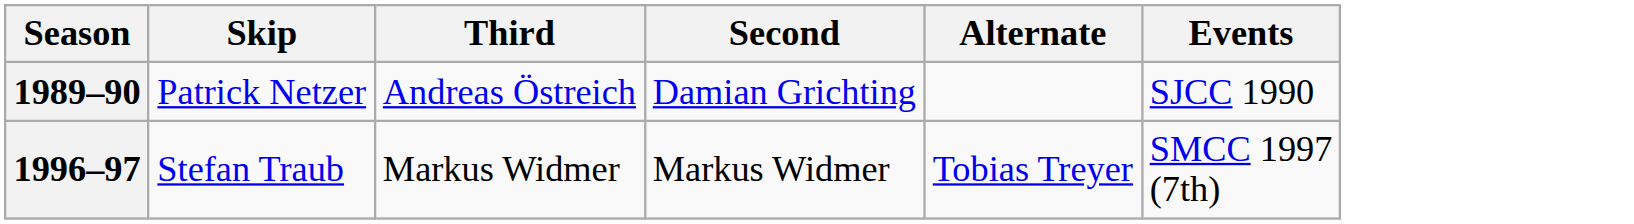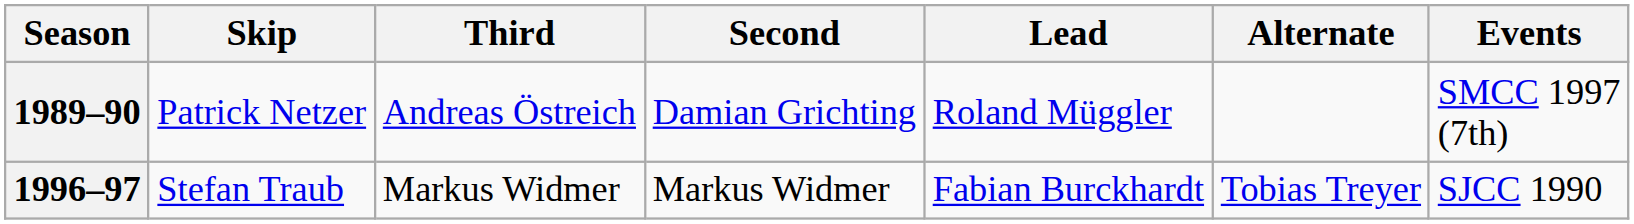+ column: (1068, 33)
(1232, 90) SJCC 1990 -> (1529, 111) SMCC 1997 (7th)
(1241, 168) SMCC 1997 (7th) -> (1520, 189) SJCC 1990
